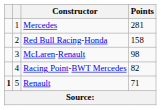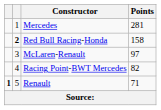(17, 39) normal -> (17, 39) bold
(135, 54) 98 -> (135, 54) 97
